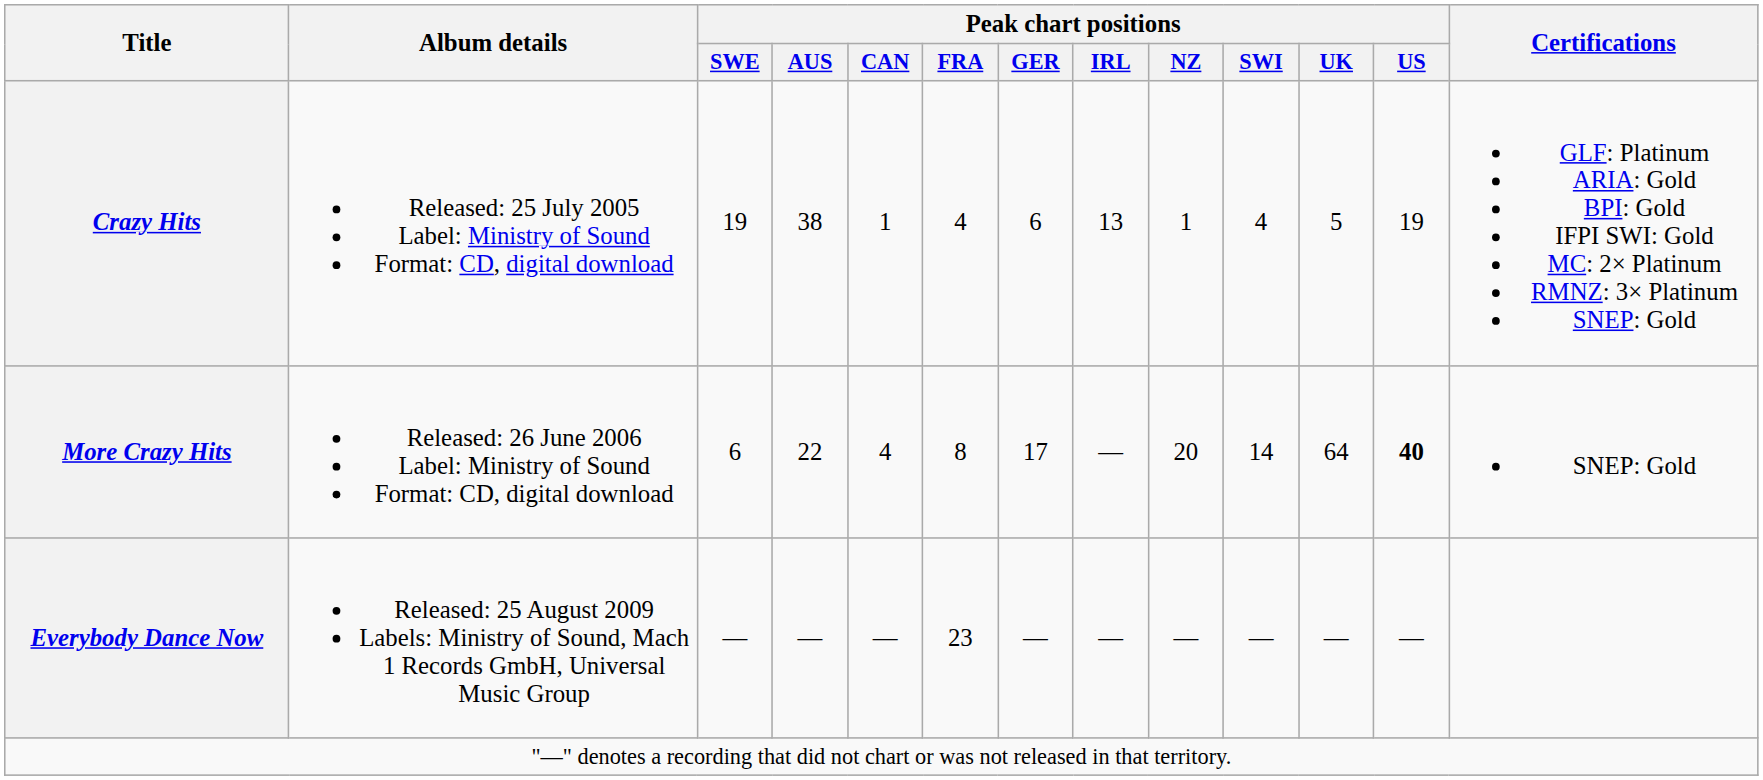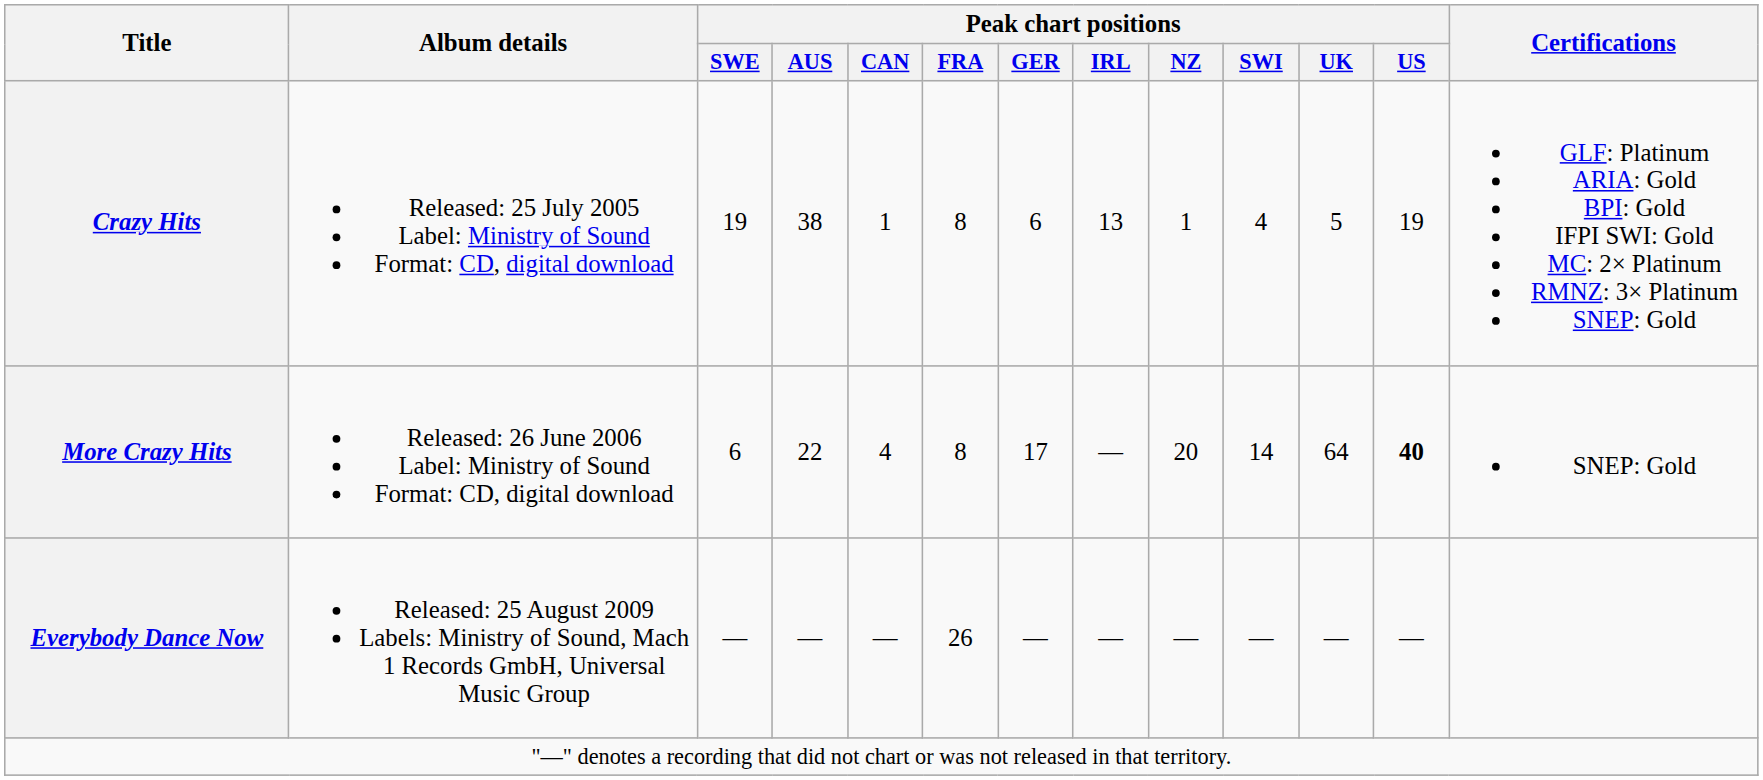(960, 222) 4 -> (960, 222) 8
(960, 637) 23 -> (960, 637) 26
